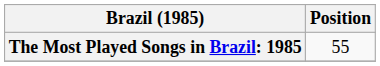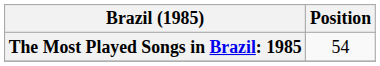(340, 46) 55 -> (340, 46) 54
